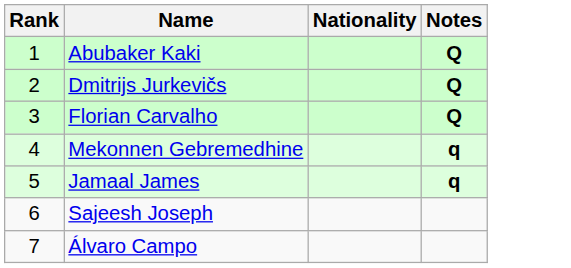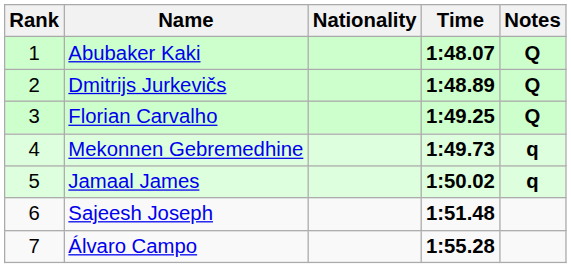+ column: (460, 20)
